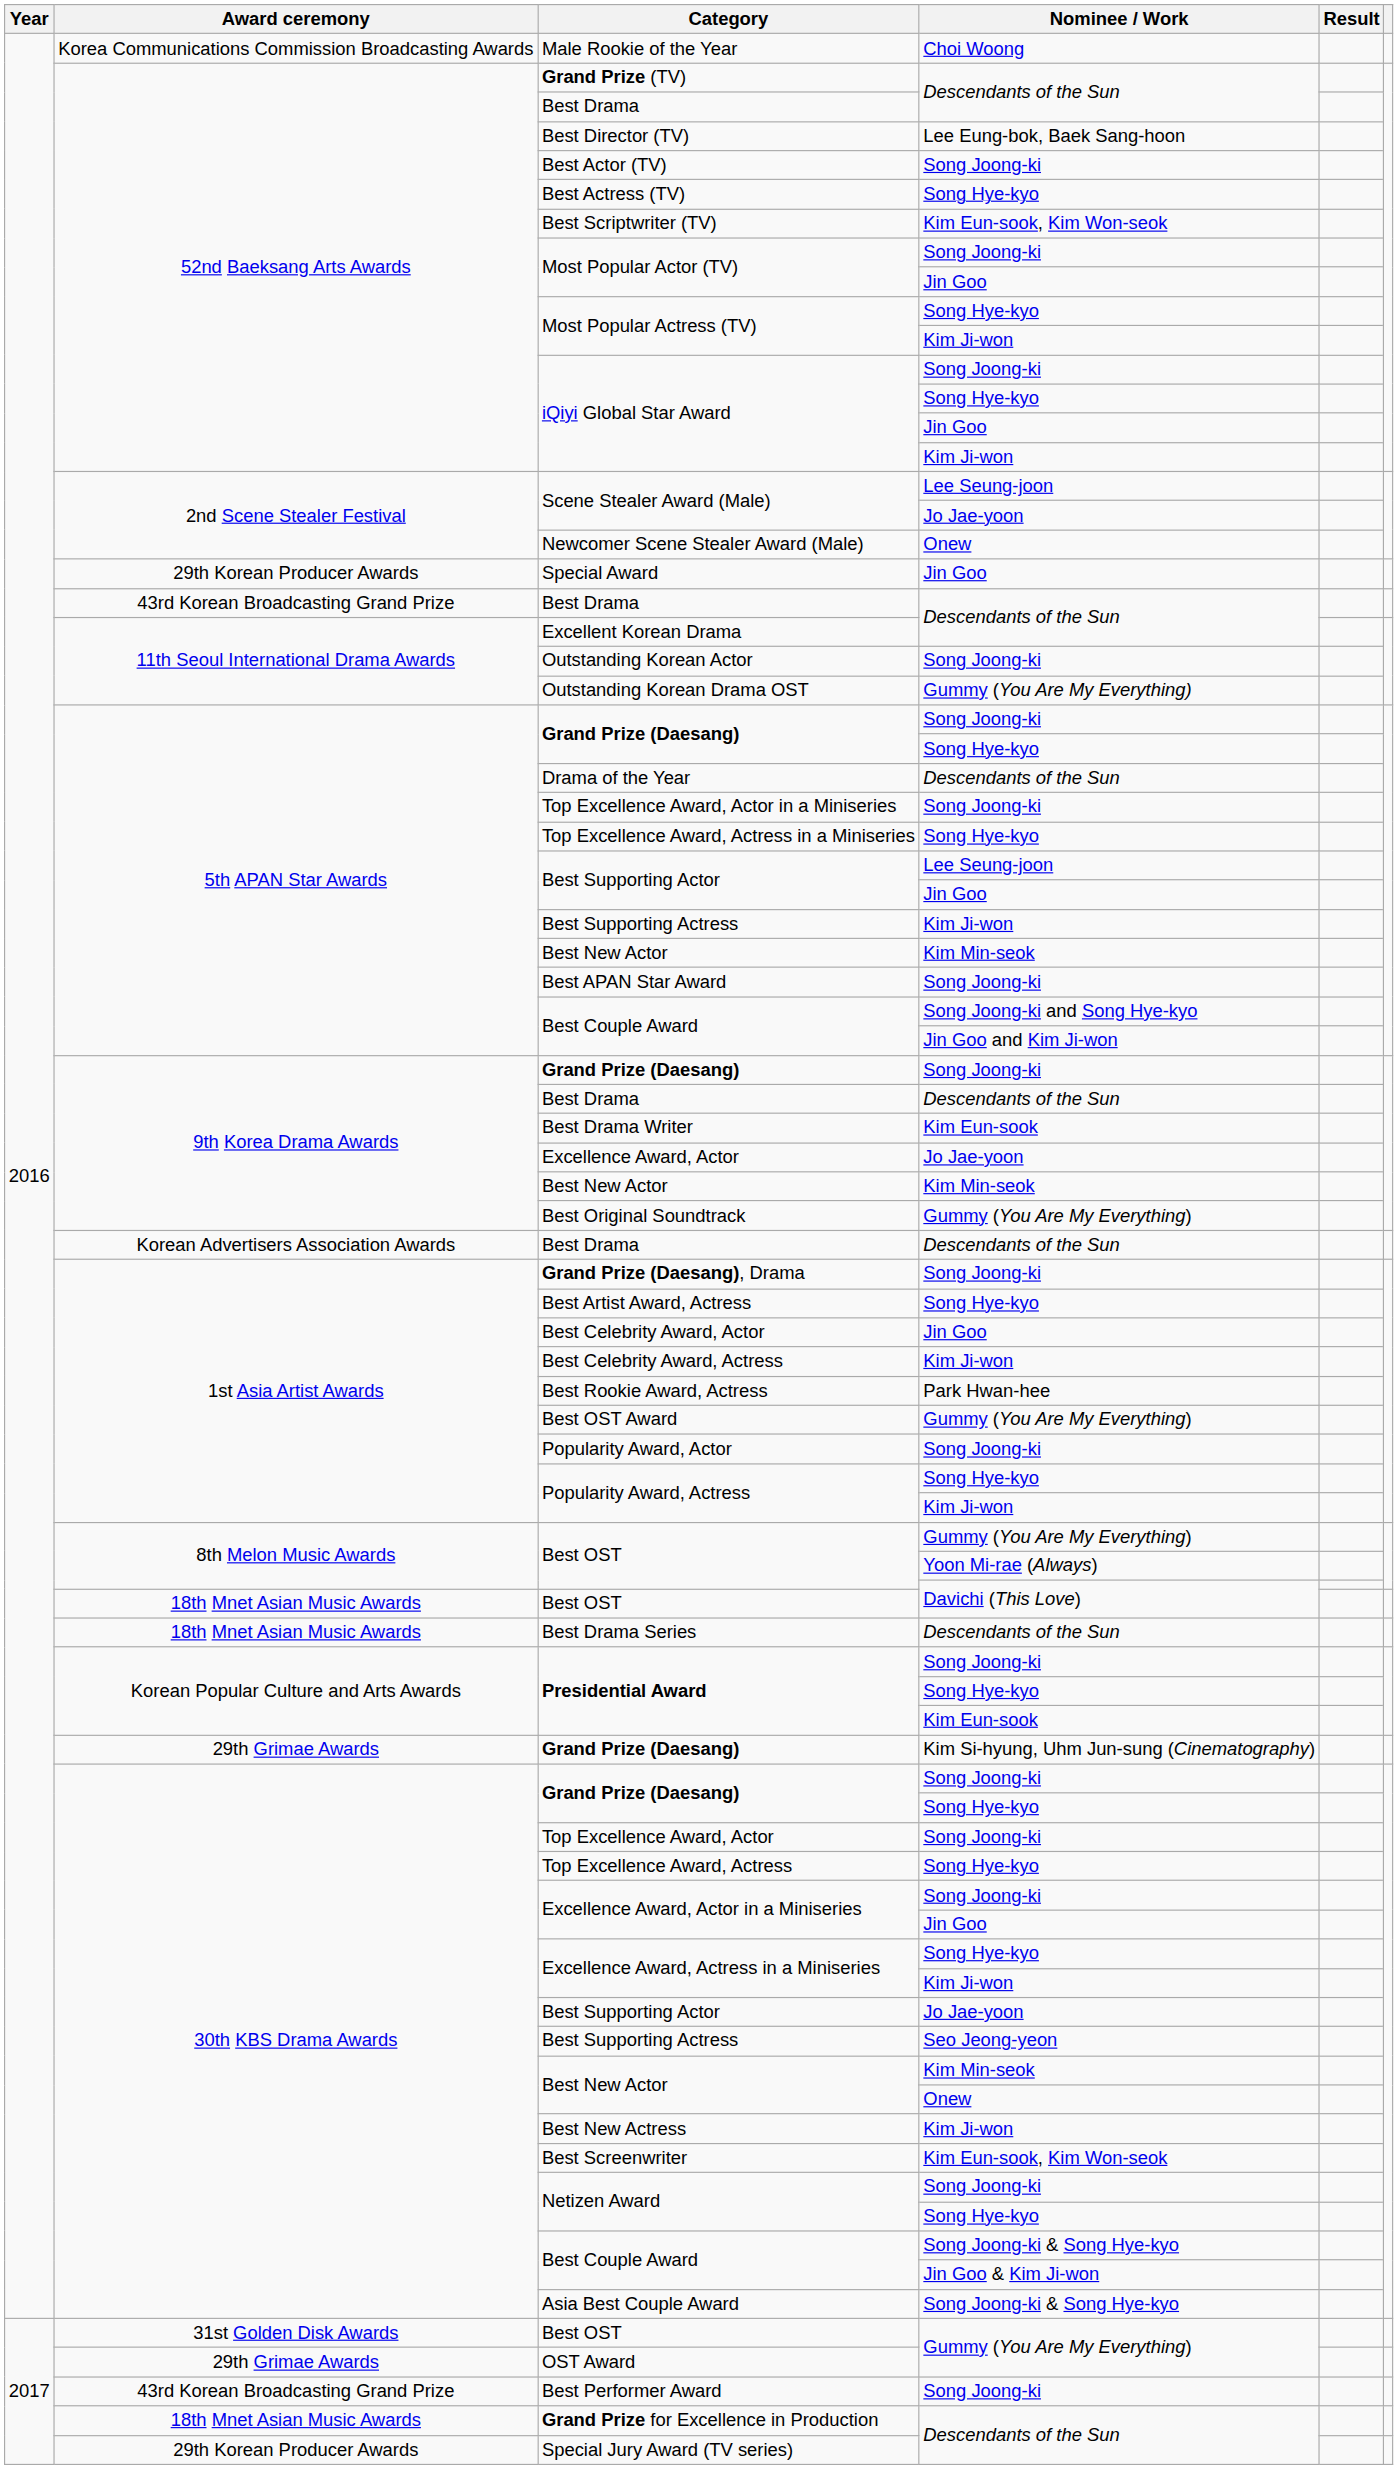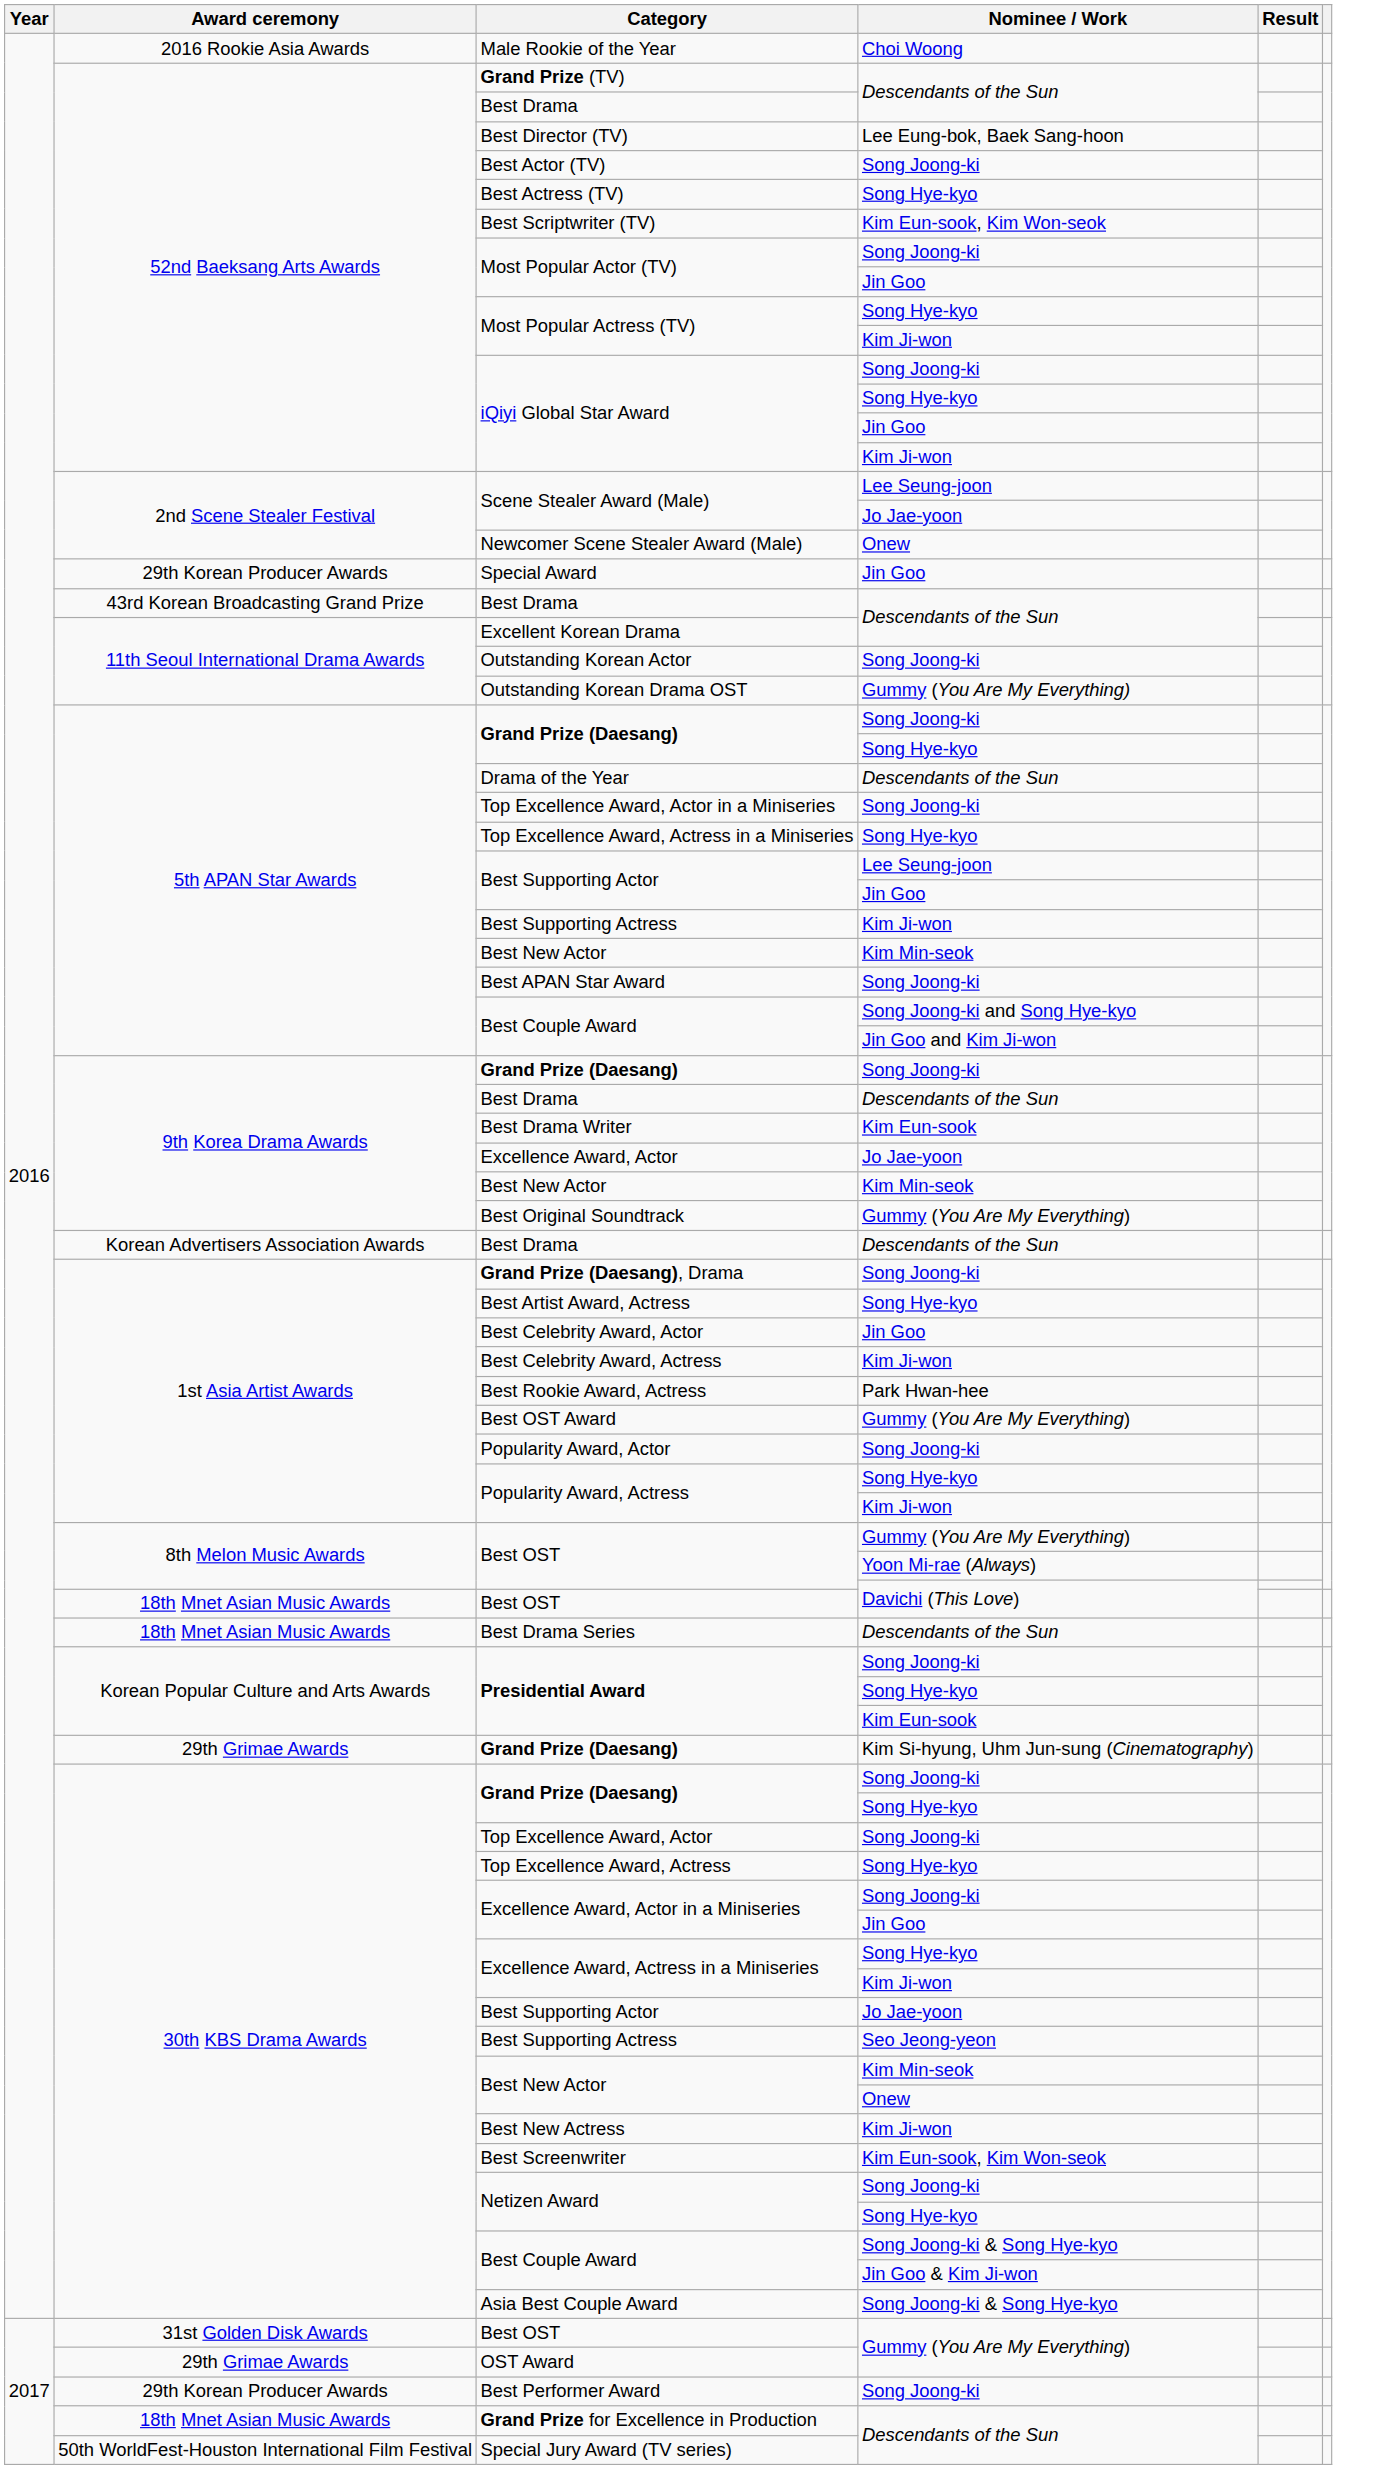(296, 48) Korea Communications Commission Broadcasting Awards -> (265, 48) 2016 Rookie Asia Awards
(296, 2391) 43rd Korean Broadcasting Grand Prize -> (265, 2391) 29th Korean Producer Awards
(296, 2449) 29th Korean Producer Awards -> (265, 2449) 50th WorldFest-Houston International Film Festival
